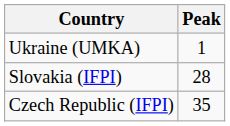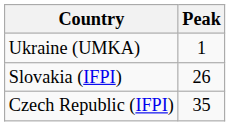(202, 76) 28 -> (202, 76) 26
